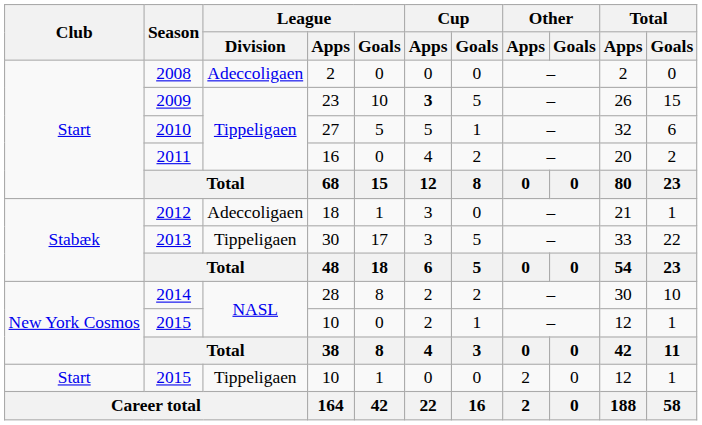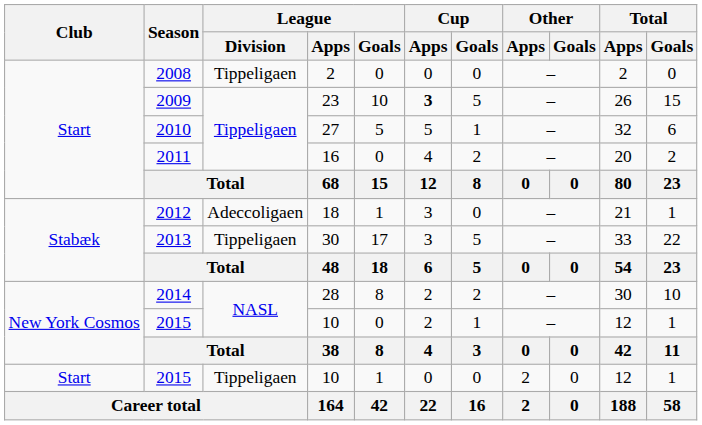(255, 73) Adeccoligaen -> (255, 73) Tippeligaen
